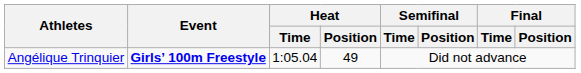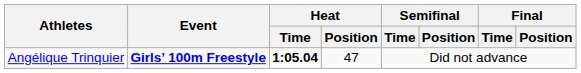(295, 58) normal -> (295, 58) bold
(350, 58) 49 -> (351, 58) 47
